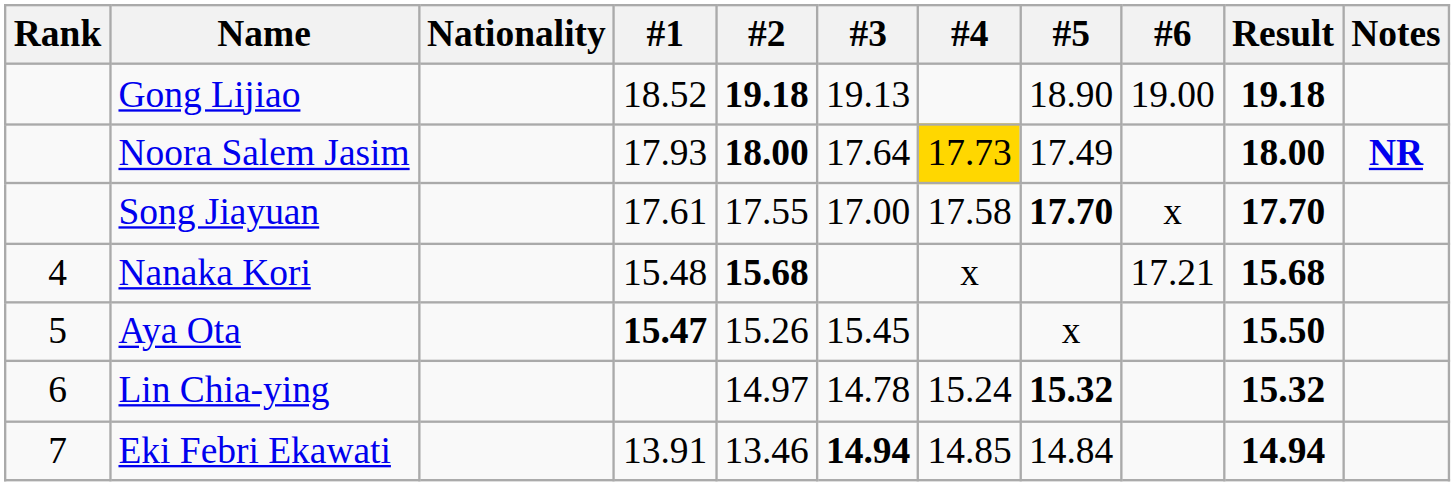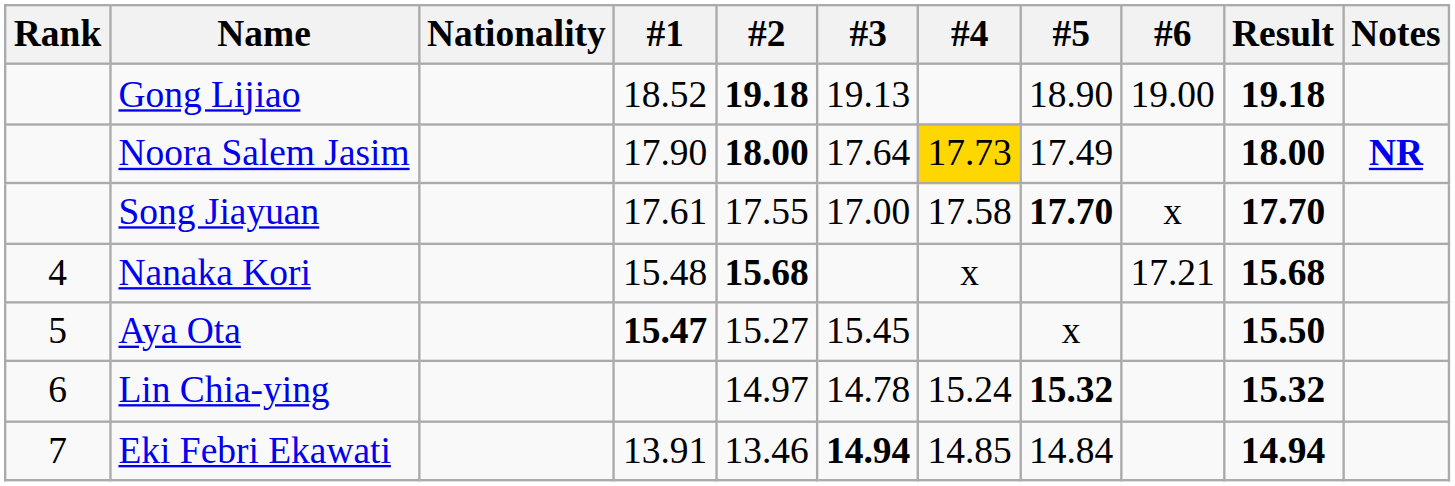(665, 152) 17.93 -> (665, 152) 17.90
(767, 331) 15.26 -> (767, 331) 15.27
